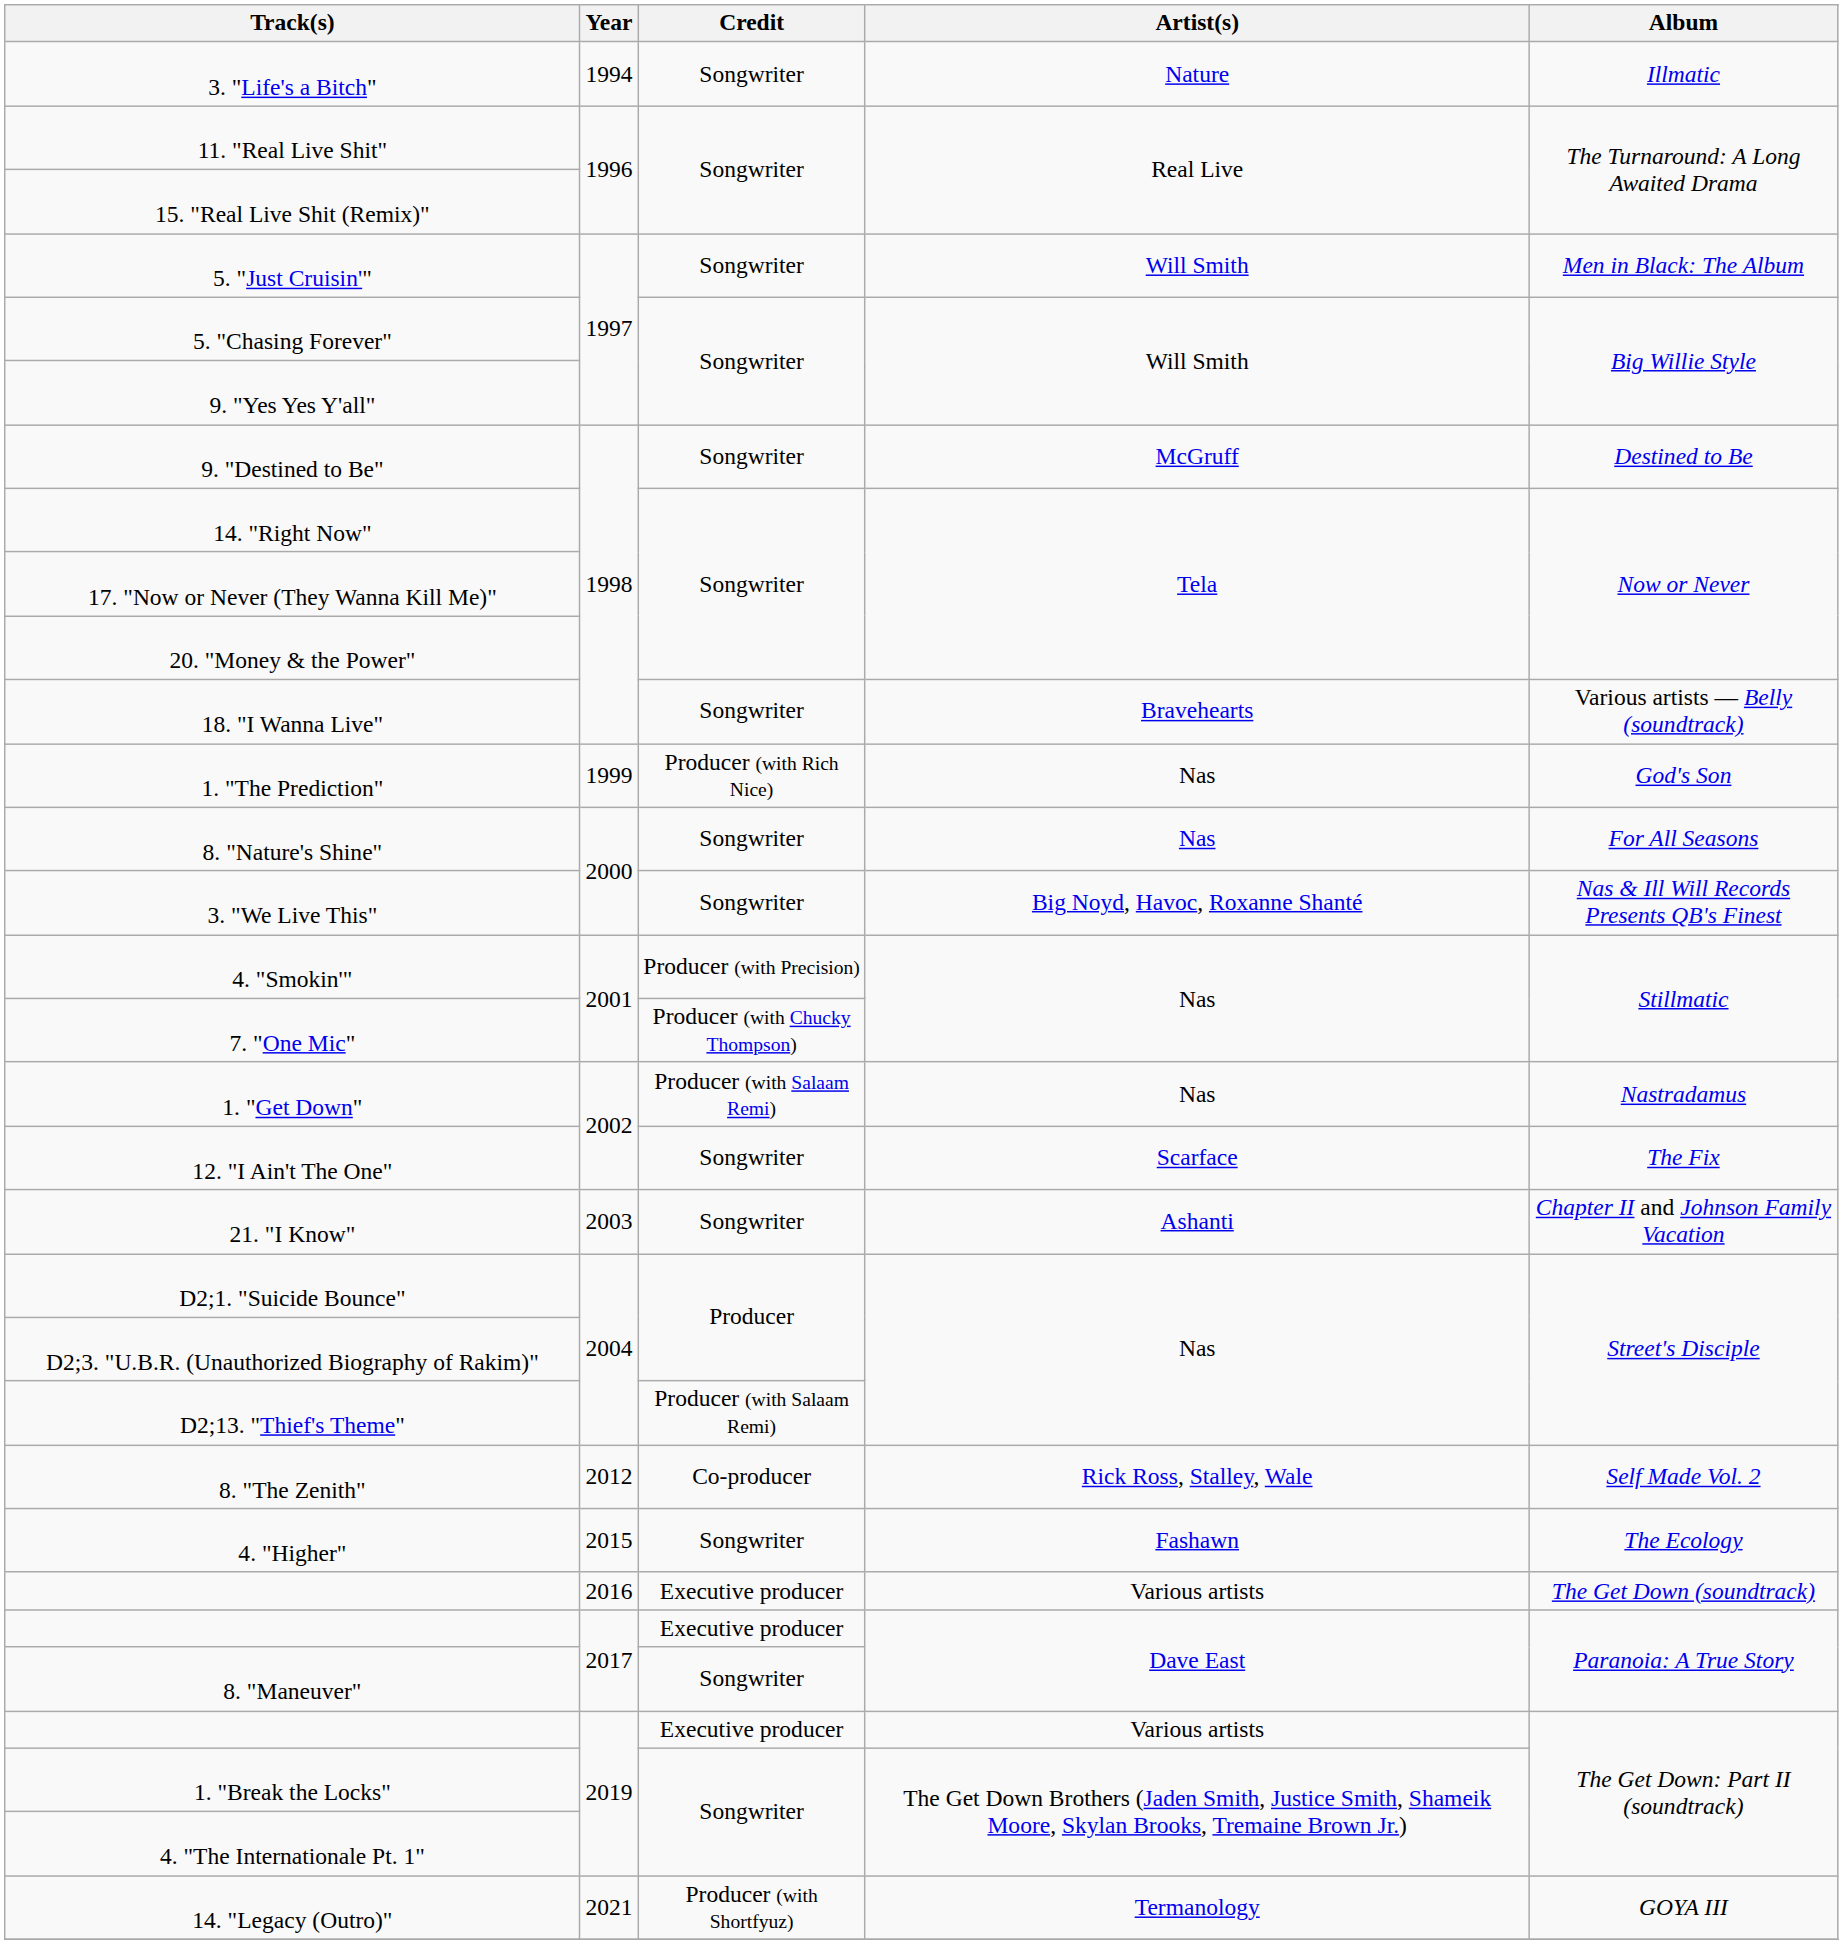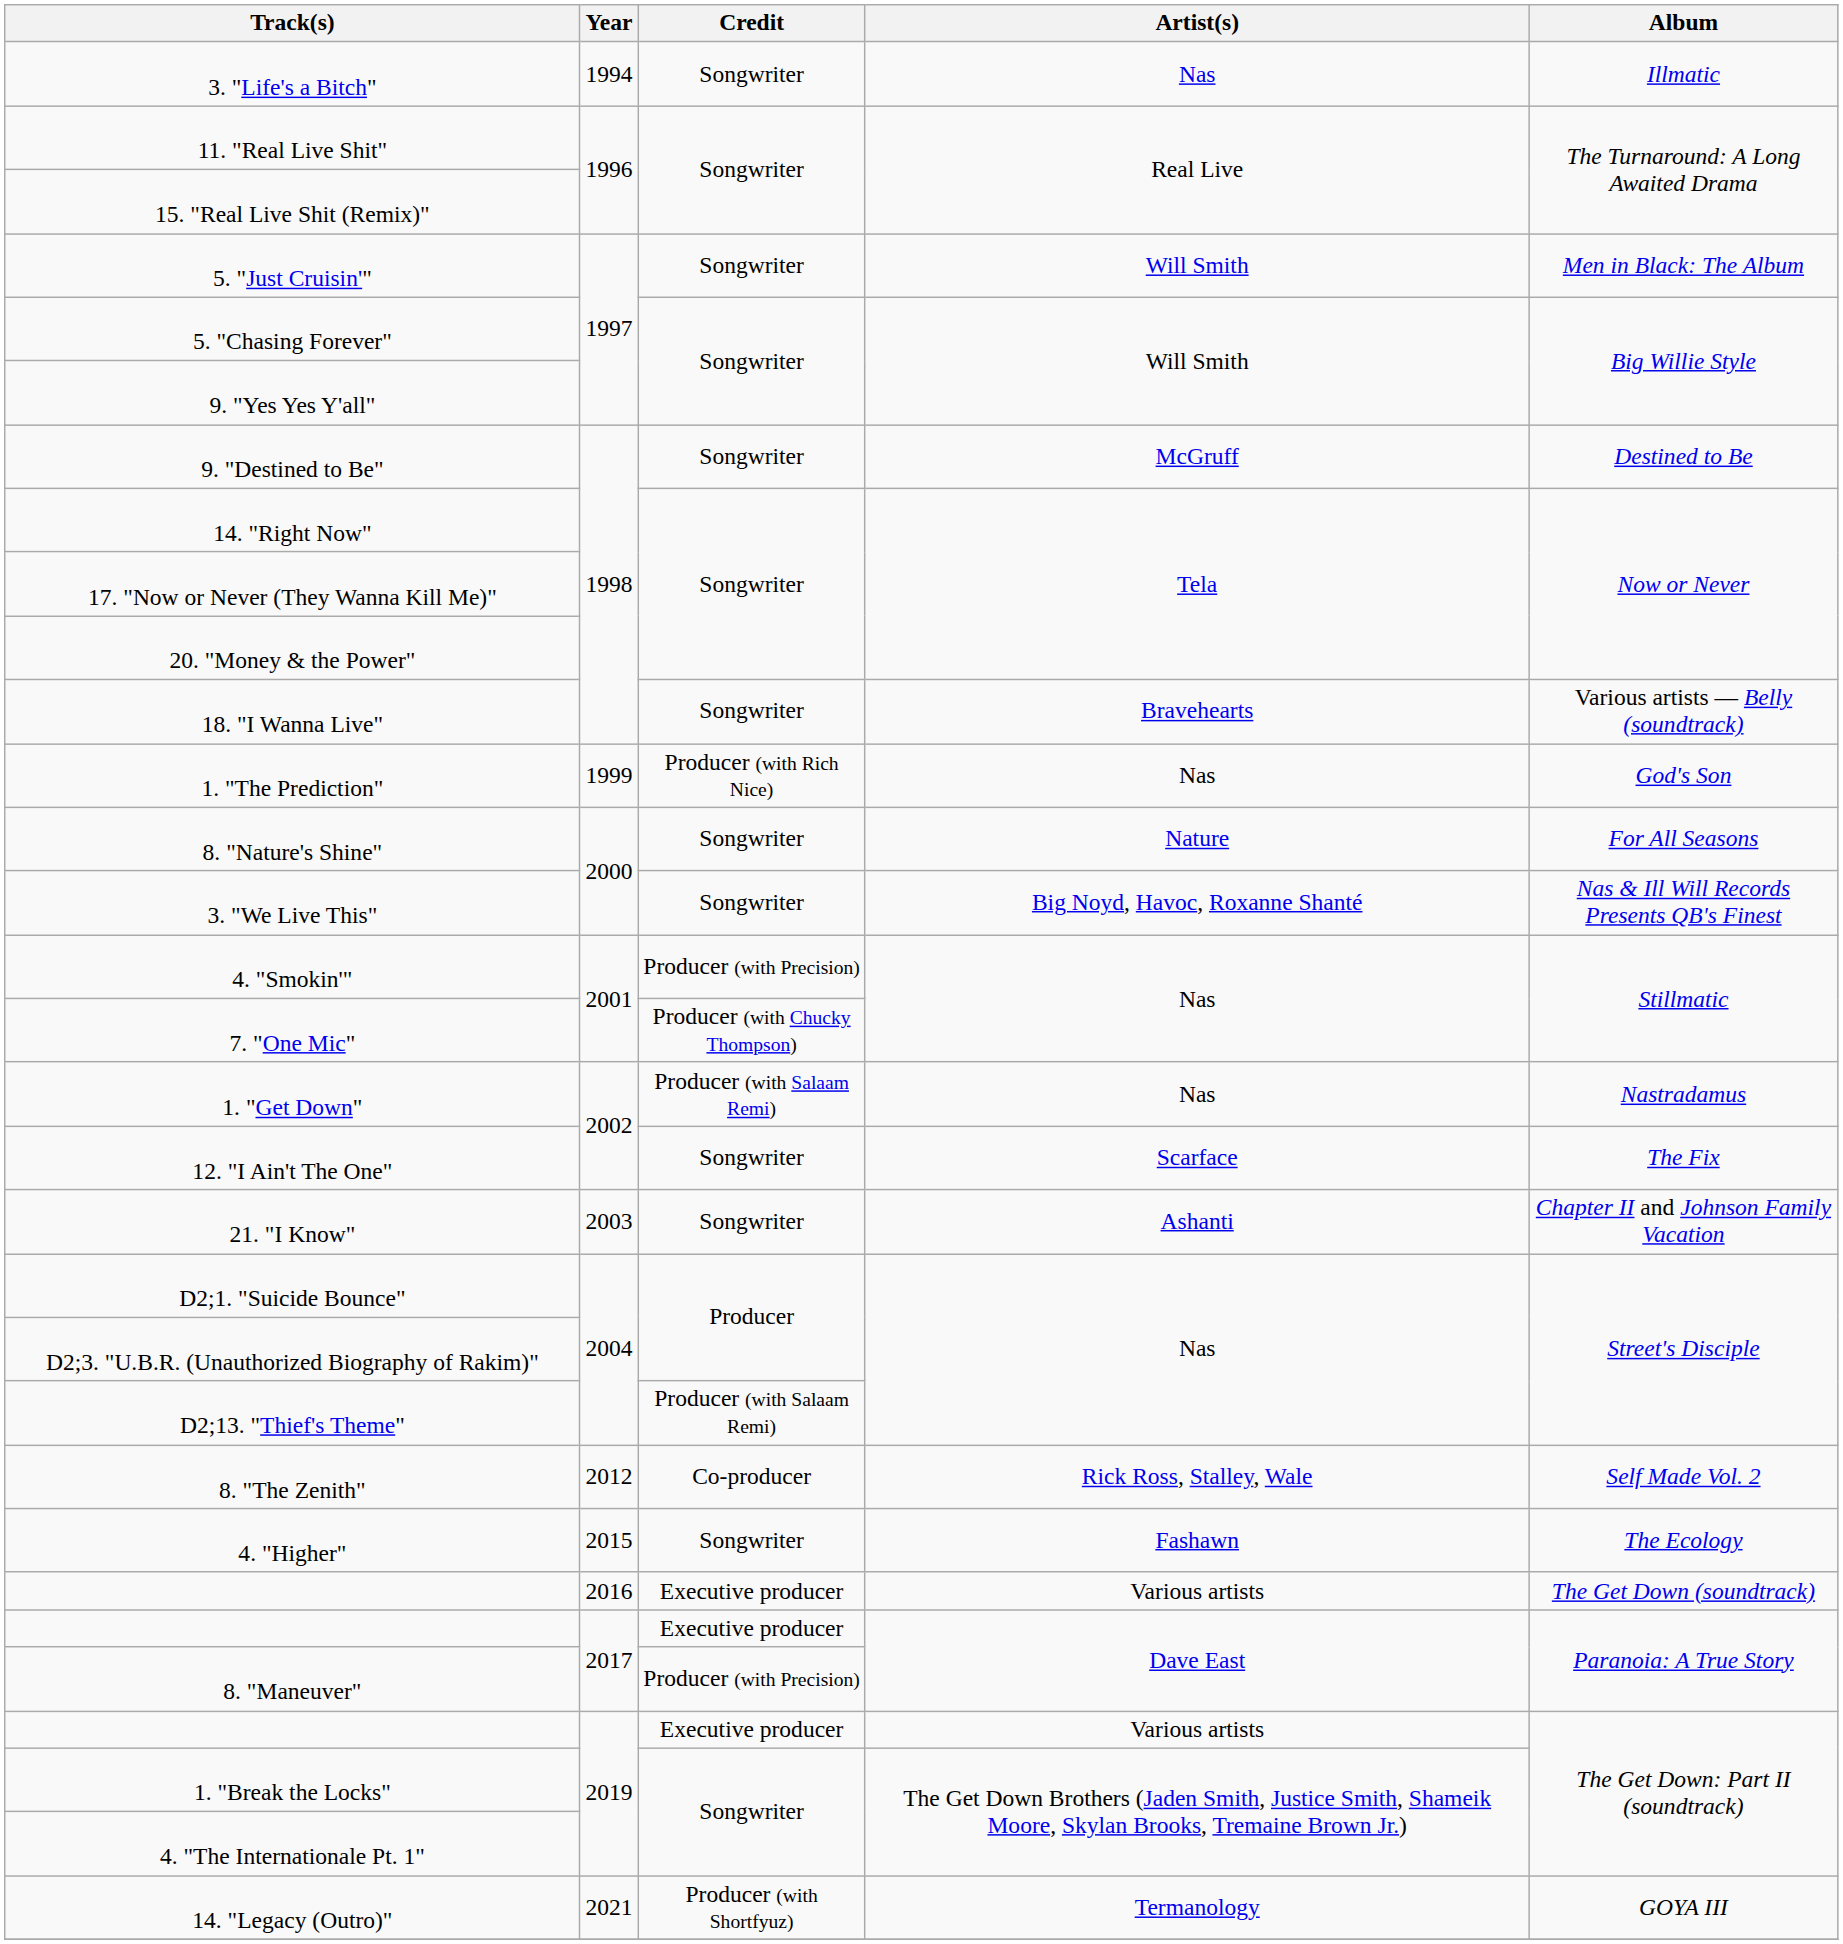(1197, 73) Nature -> (1197, 73) Nas
(1197, 838) Nas -> (1197, 838) Nature
(752, 1678) Songwriter -> (752, 1678) Producer (with Precision)
